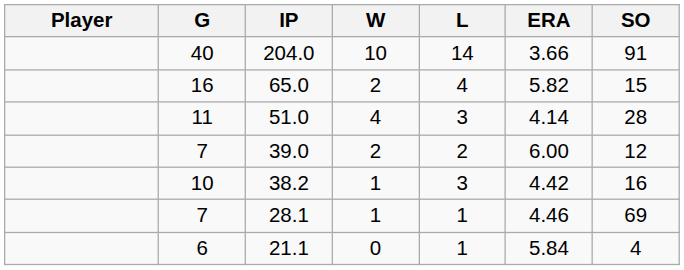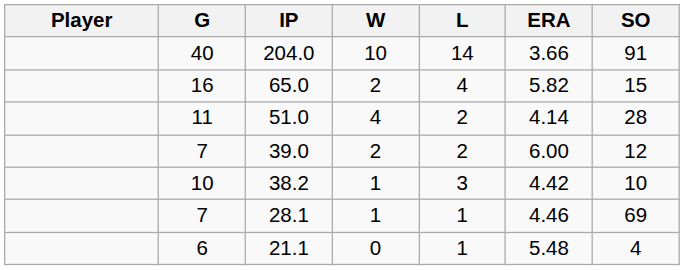(462, 118) 3 -> (462, 118) 2
(636, 183) 16 -> (636, 183) 10
(549, 248) 5.84 -> (549, 248) 5.48
